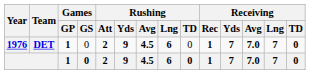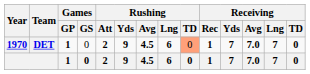(17, 45) 1976 -> (17, 45) 1970
(190, 45) no background -> (190, 45) lightsalmon background
